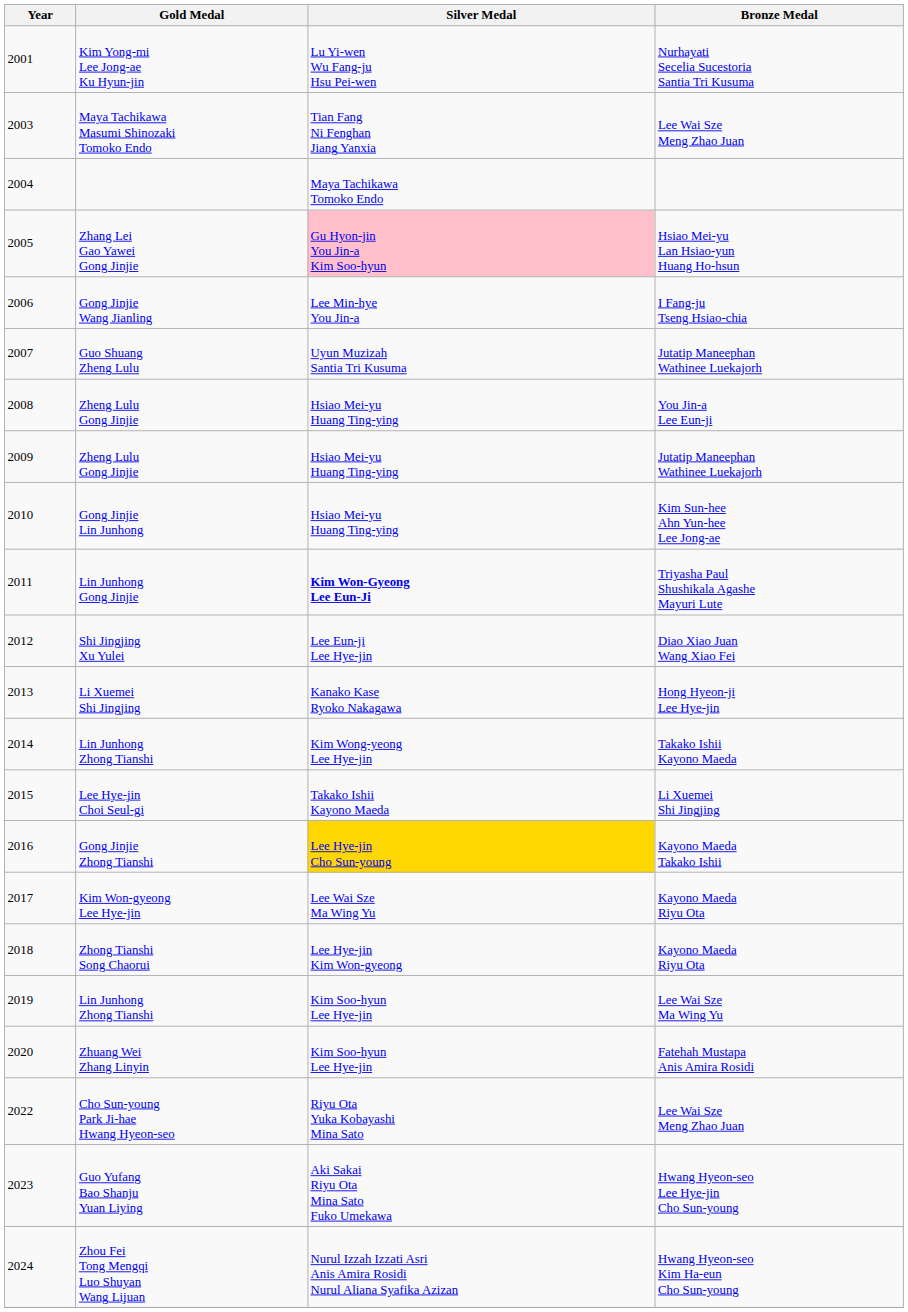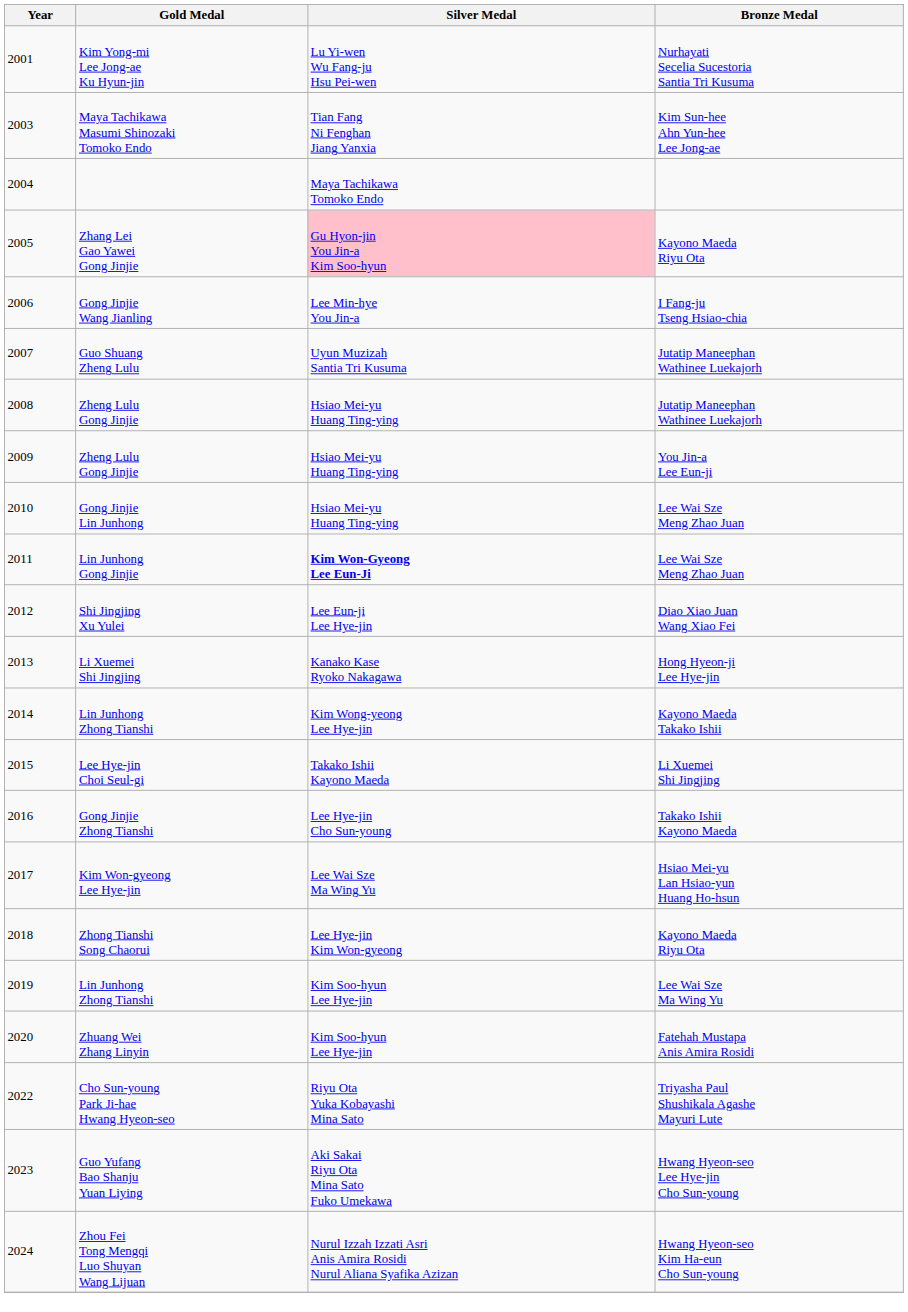(701, 133) Lee Wai Sze Meng Zhao Juan -> (692, 133) Kim Sun-hee Ahn Yun-hee Lee Jong-ae
(699, 251) Hsiao Mei-yu Lan Hsiao-yun Huang Ho-hsun -> (697, 251) Kayono Maeda Riyu Ota
(685, 413) You Jin-a Lee Eun-ji -> (710, 413) Jutatip Maneephan Wathinee Luekajorh
(710, 464) Jutatip Maneephan Wathinee Luekajorh -> (685, 464) You Jin-a Lee Eun-ji
(692, 523) Kim Sun-hee Ahn Yun-hee Lee Jong-ae -> (701, 515) Lee Wai Sze Meng Zhao Juan
(707, 589) Triyasha Paul Shushikala Agashe Mayuri Lute -> (701, 567) Lee Wai Sze Meng Zhao Juan
(697, 751) Takako Ishii Kayono Maeda -> (697, 721) Kayono Maeda Takako Ishii
(351, 854) gold background -> (351, 824) no background
(697, 854) Kayono Maeda Takako Ishii -> (697, 824) Takako Ishii Kayono Maeda
(697, 905) Kayono Maeda Riyu Ota -> (699, 883) Hsiao Mei-yu Lan Hsiao-yun Huang Ho-hsun
(701, 1119) Lee Wai Sze Meng Zhao Juan -> (707, 1103) Triyasha Paul Shushikala Agashe Mayuri Lute
